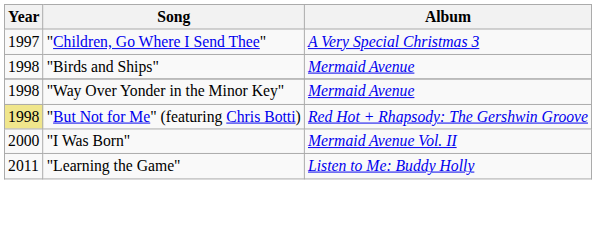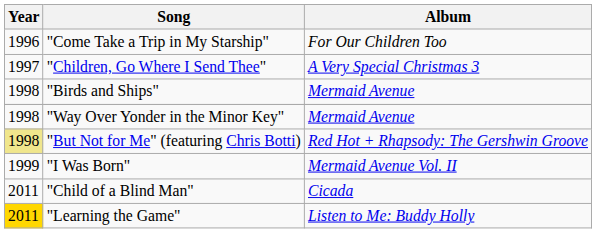+ row: (158, 41)
(24, 141) 2000 -> (24, 166) 1999
+ row: (120, 191)
(23, 166) no background -> (23, 215) gold background
